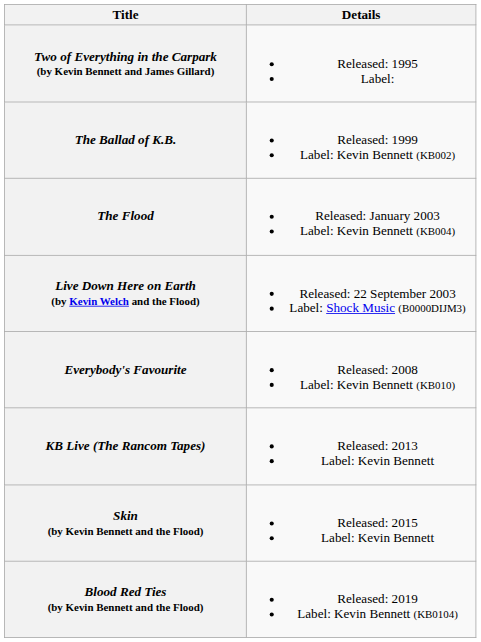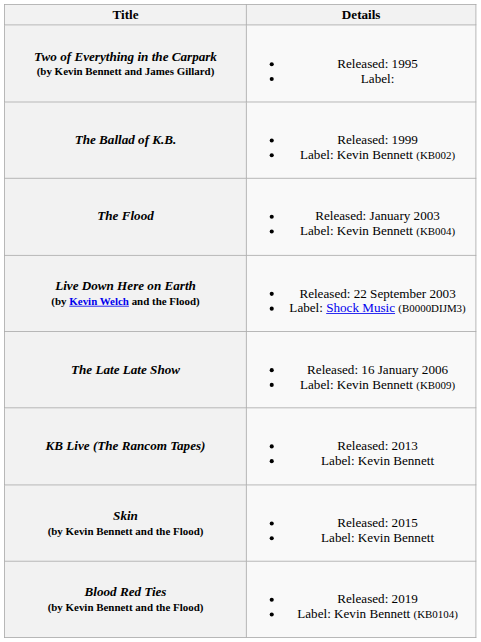+ row: (126, 369)
- row: (126, 369)
